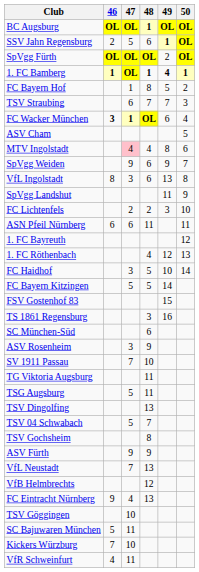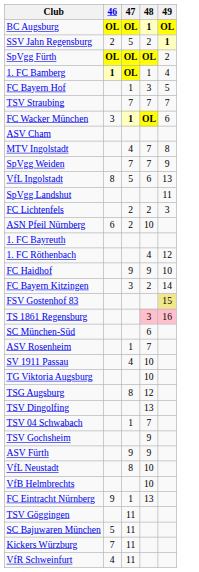- column: (185, 12)
(149, 42) 6 -> (149, 42) 2
(149, 73) bold -> (149, 73) normal
(167, 73) bold -> (167, 73) normal
(149, 88) 8 -> (149, 88) 3
(131, 103) 6 -> (131, 103) 7
(112, 118) bold -> (112, 118) normal
(131, 149) pink background -> (131, 149) no background
(149, 149) 4 -> (149, 149) 7
(131, 164) 9 -> (131, 164) 7
(149, 164) 6 -> (149, 164) 7
(131, 179) 3 -> (131, 179) 5
(131, 225) 6 -> (131, 225) 2
(149, 225) 11 -> (149, 225) 10
(131, 270) 3 -> (131, 270) 9
(149, 270) 5 -> (149, 270) 9
(131, 286) 5 -> (131, 286) 3
(149, 286) 5 -> (149, 286) 2
(167, 301) no background -> (167, 301) khaki background
(149, 316) no background -> (149, 316) pink background
(167, 316) no background -> (167, 316) pink background
(131, 347) 3 -> (131, 347) 1
(149, 347) 9 -> (149, 347) 7
(131, 362) 7 -> (131, 362) 4
(149, 377) 11 -> (149, 377) 10
(131, 392) 5 -> (131, 392) 8
(149, 392) 11 -> (149, 392) 12
(131, 423) 5 -> (131, 423) 1
(149, 438) 8 -> (149, 438) 9
(131, 468) 7 -> (131, 468) 8
(149, 468) 13 -> (149, 468) 10
(149, 484) 12 -> (149, 484) 10
(131, 499) 4 -> (131, 499) 1
(131, 514) 10 -> (131, 514) 11
(131, 544) 10 -> (131, 544) 11
